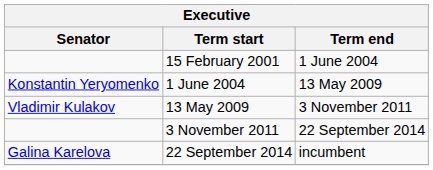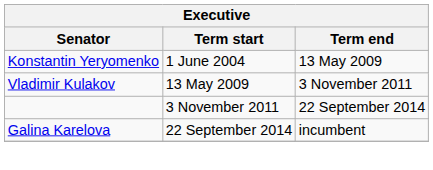- row: (223, 61)
